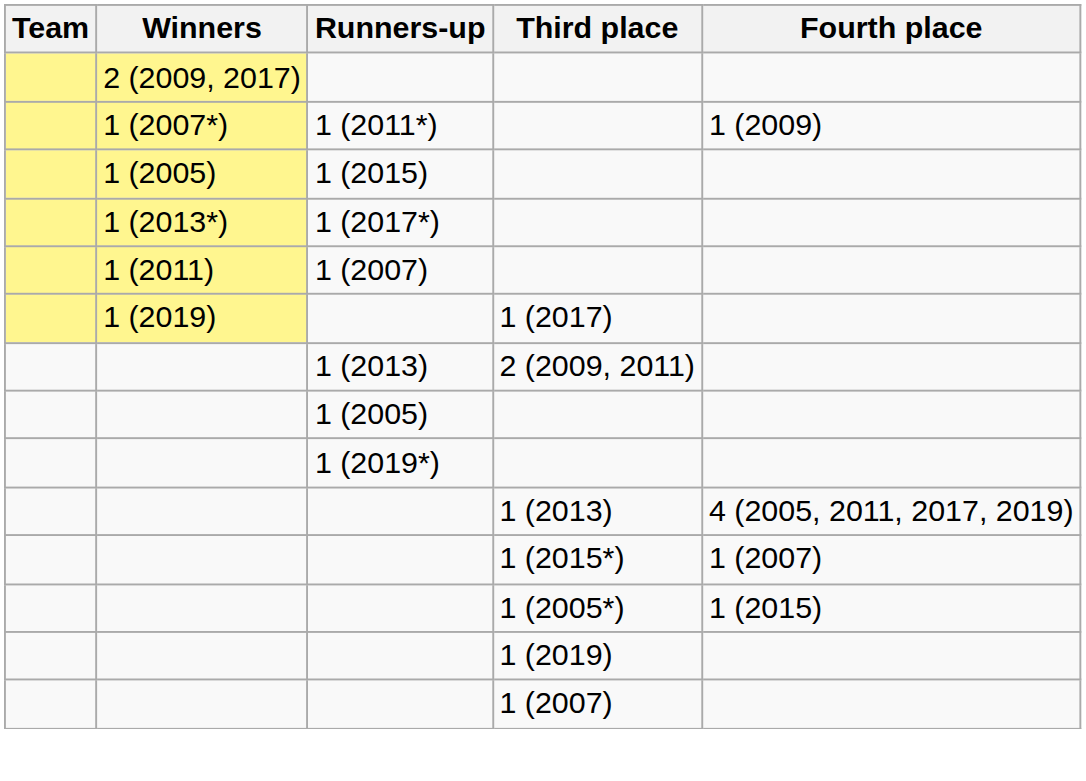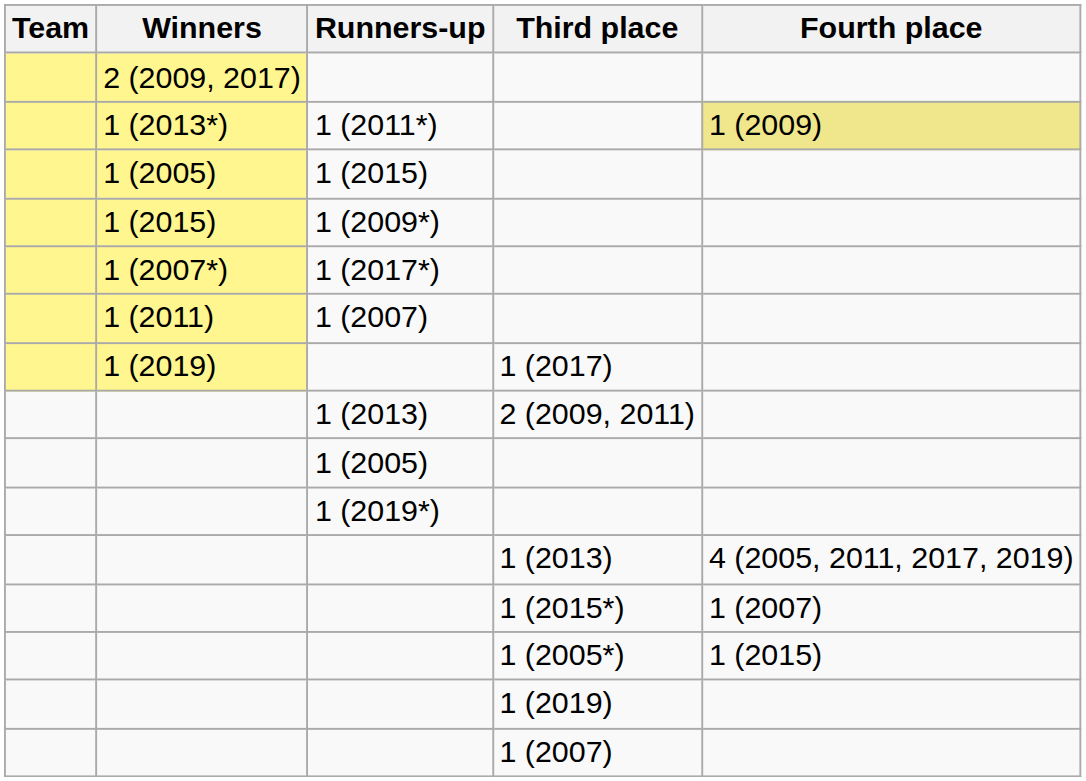(166, 125) 1 (2007*) -> (166, 125) 1 (2013*)
(766, 125) no background -> (766, 125) khaki background
+ row: (377, 221)
(166, 221) 1 (2013*) -> (166, 269) 1 (2007*)
